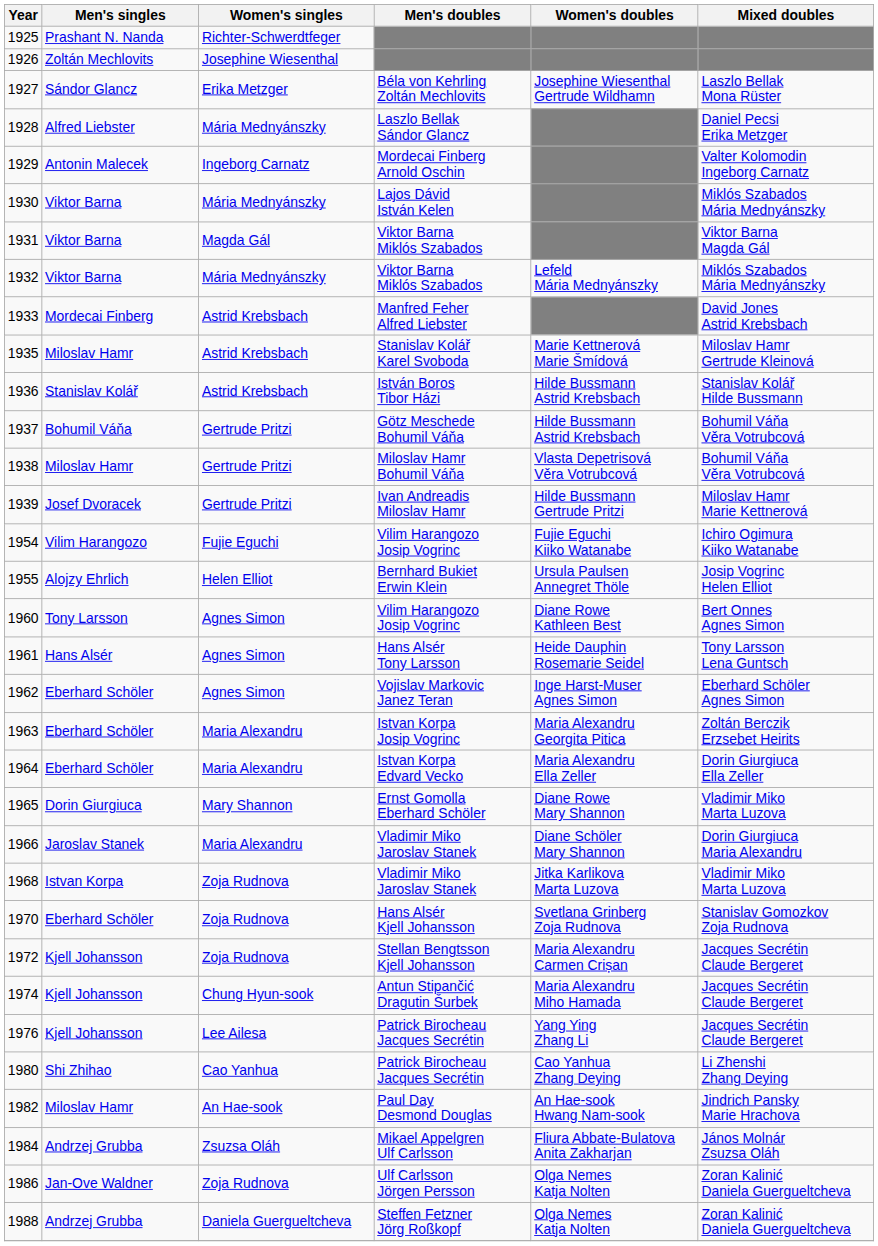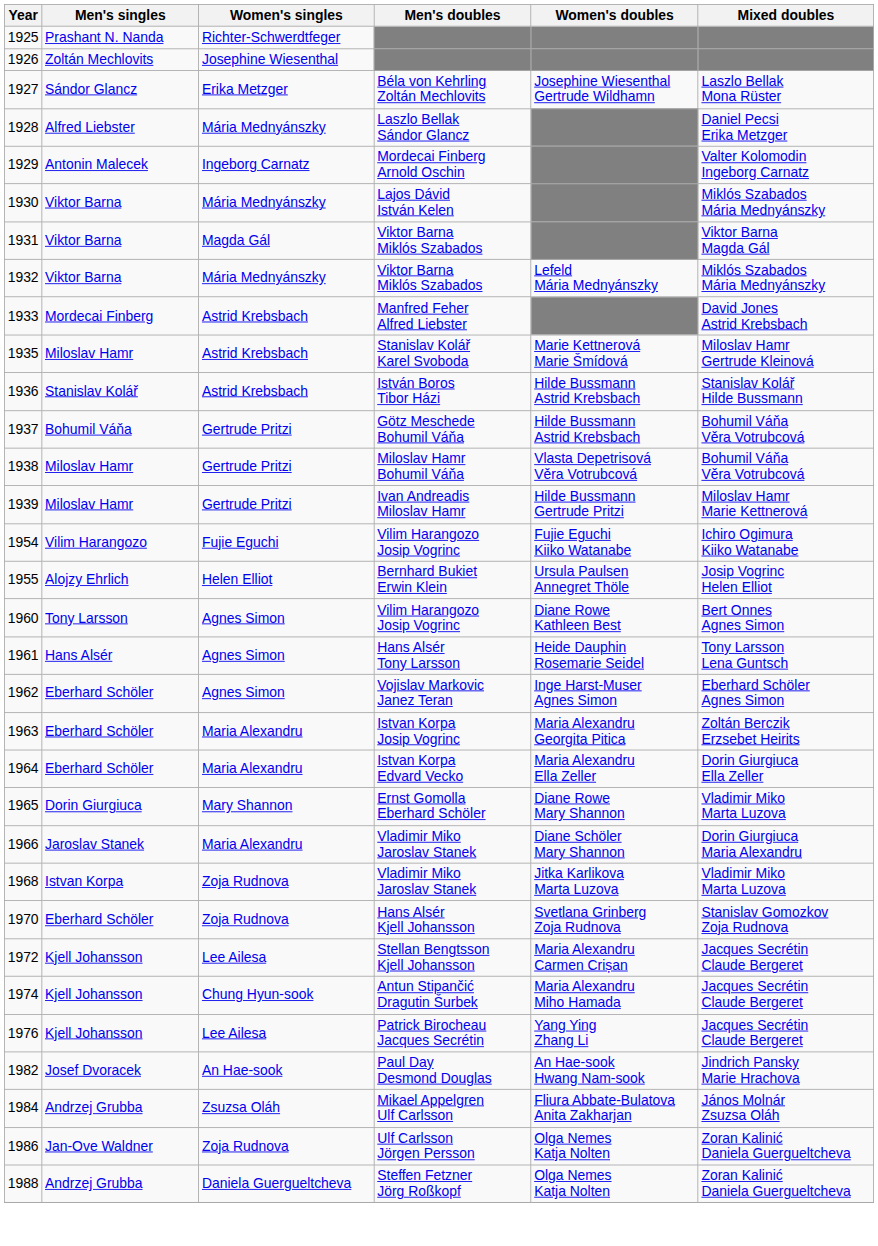(93, 504) Josef Dvoracek -> (89, 504) Miloslav Hamr
(245, 957) Zoja Rudnova -> (234, 957) Lee Ailesa
- row: (23, 1070)
(89, 1108) Miloslav Hamr -> (93, 1070) Josef Dvoracek
